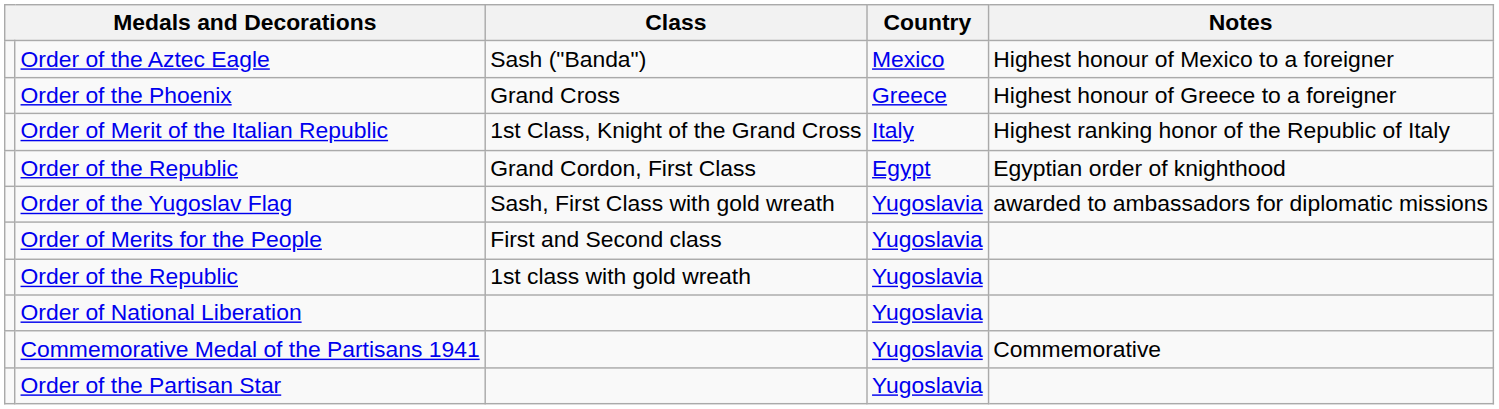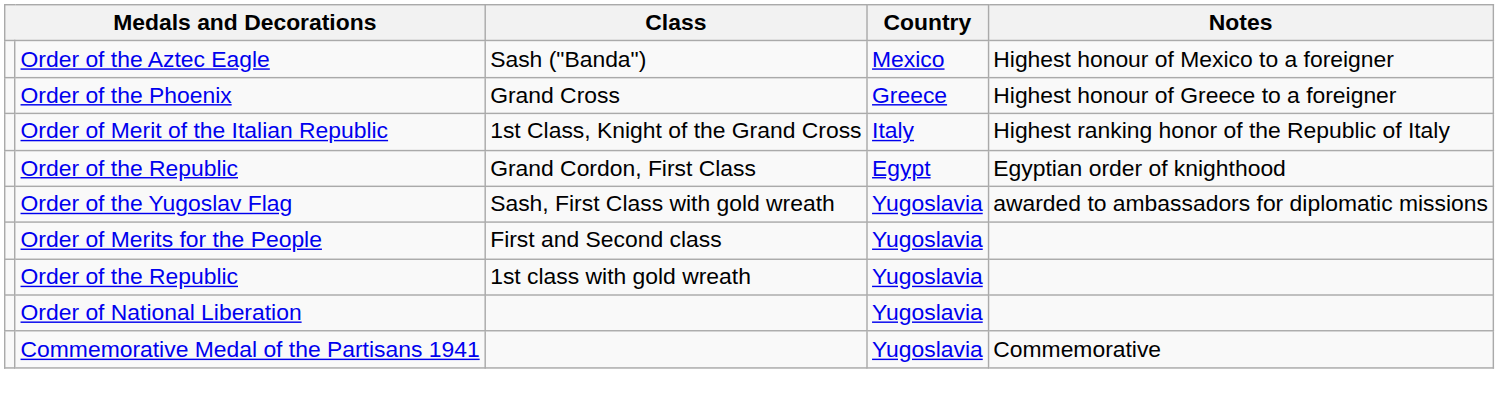- row: (151, 385)
